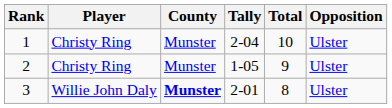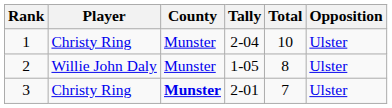(91, 66) Christy Ring -> (104, 66) Willie John Daly
(285, 66) 9 -> (285, 66) 8
(104, 90) Willie John Daly -> (91, 90) Christy Ring
(285, 90) 8 -> (285, 90) 7
